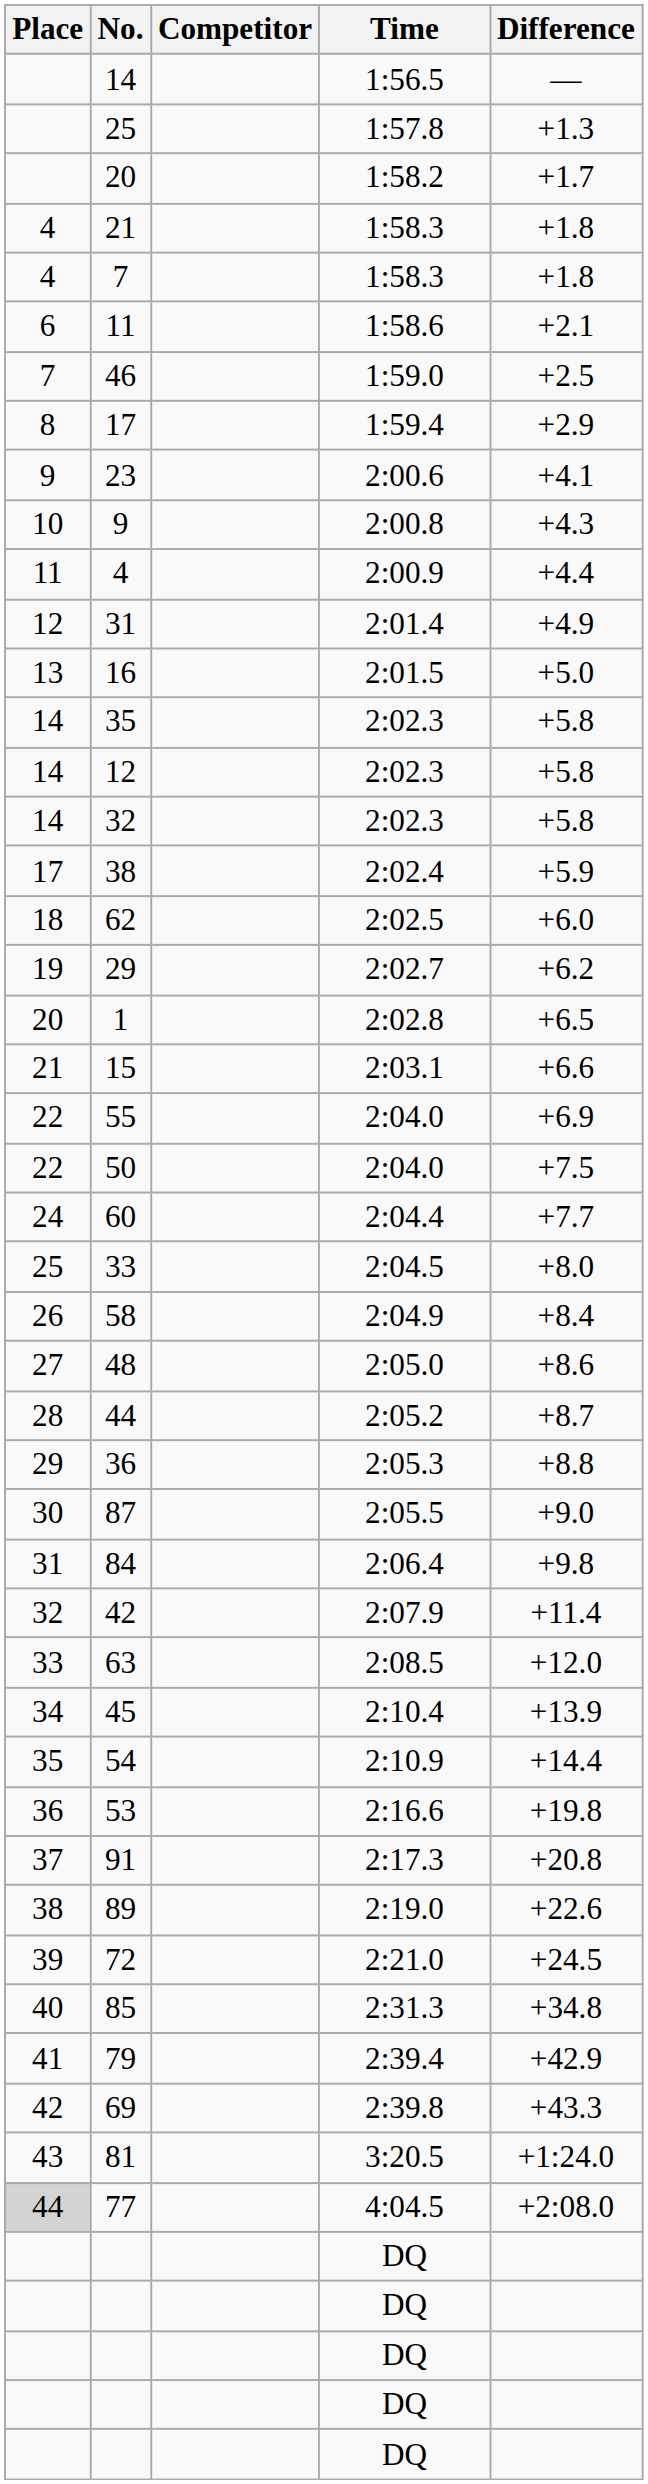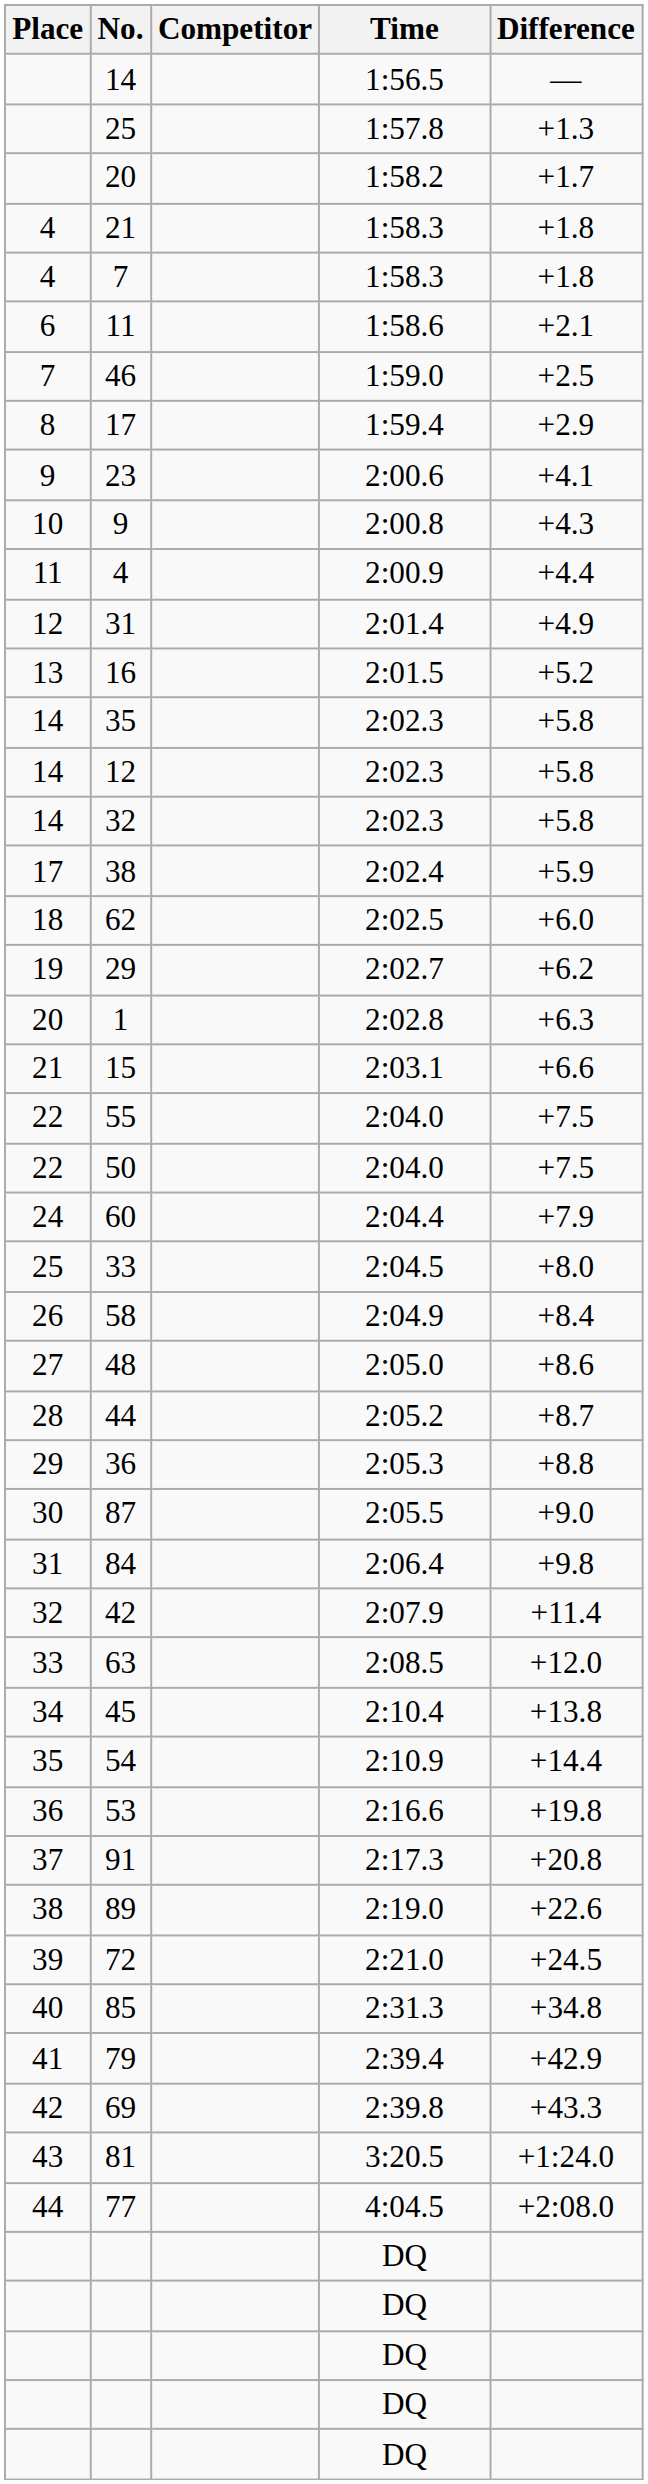(566, 672) +5.0 -> (566, 672) +5.2
(566, 1018) +6.5 -> (566, 1018) +6.3
(566, 1117) +6.9 -> (566, 1117) +7.5
(566, 1216) +7.7 -> (566, 1216) +7.9
(566, 1711) +13.9 -> (566, 1711) +13.8
(48, 2206) lightgrey background -> (48, 2206) no background
